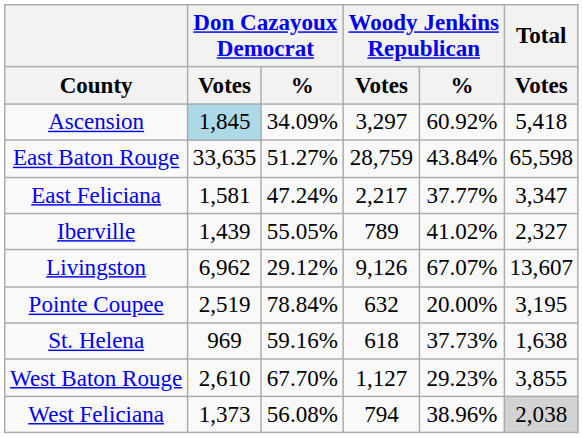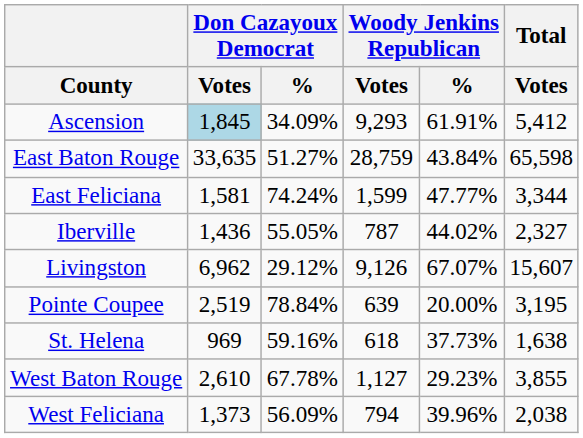(381, 121) 3,297 -> (381, 121) 9,293
(462, 121) 60.92% -> (462, 121) 61.91%
(541, 121) 5,418 -> (541, 121) 5,412
(302, 194) 47.24% -> (302, 194) 74.24%
(381, 194) 2,217 -> (381, 194) 1,599
(462, 194) 37.77% -> (462, 194) 47.77%
(541, 194) 3,347 -> (541, 194) 3,344
(225, 231) 1,439 -> (225, 231) 1,436
(381, 231) 789 -> (381, 231) 787
(462, 231) 41.02% -> (462, 231) 44.02%
(541, 267) 13,607 -> (541, 267) 15,607
(381, 304) 632 -> (381, 304) 639
(302, 377) 67.70% -> (302, 377) 67.78%
(302, 414) 56.08% -> (302, 414) 56.09%
(462, 414) 38.96% -> (462, 414) 39.96%
(541, 414) lightgrey background -> (541, 414) no background
